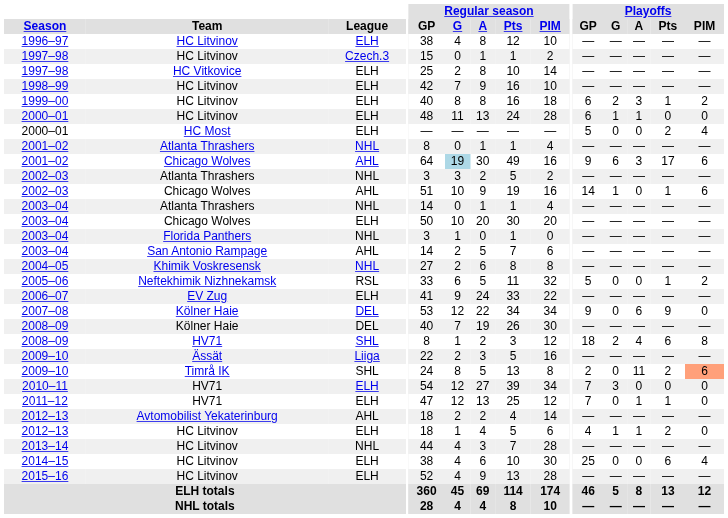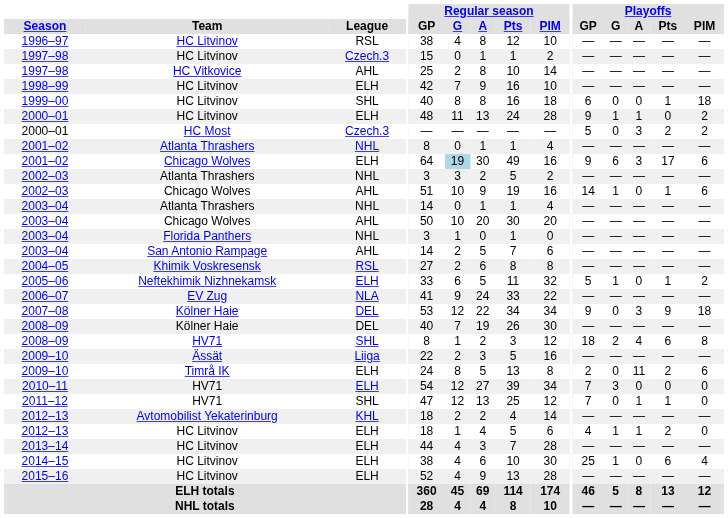(367, 41) ELH -> (367, 41) RSL
(367, 71) ELH -> (367, 71) AHL
(367, 101) ELH -> (367, 101) SHL
(616, 101) 2 -> (616, 101) 0
(639, 101) 3 -> (639, 101) 0
(705, 101) 2 -> (705, 101) 18
(588, 116) 6 -> (588, 116) 9
(705, 116) 0 -> (705, 116) 2
(367, 131) ELH -> (367, 131) Czech.3
(639, 131) 0 -> (639, 131) 3
(705, 131) 4 -> (705, 131) 2
(367, 161) AHL -> (367, 161) ELH
(367, 221) ELH -> (367, 221) AHL
(367, 266) NHL -> (367, 266) RSL
(367, 281) RSL -> (367, 281) ELH
(616, 281) 0 -> (616, 281) 1
(367, 296) ELH -> (367, 296) NLA
(639, 311) 6 -> (639, 311) 3
(705, 311) 0 -> (705, 311) 18
(367, 371) SHL -> (367, 371) ELH
(705, 371) lightsalmon background -> (705, 371) no background
(367, 401) ELH -> (367, 401) SHL
(367, 416) AHL -> (367, 416) KHL
(367, 446) NHL -> (367, 446) ELH
(616, 461) 0 -> (616, 461) 1
